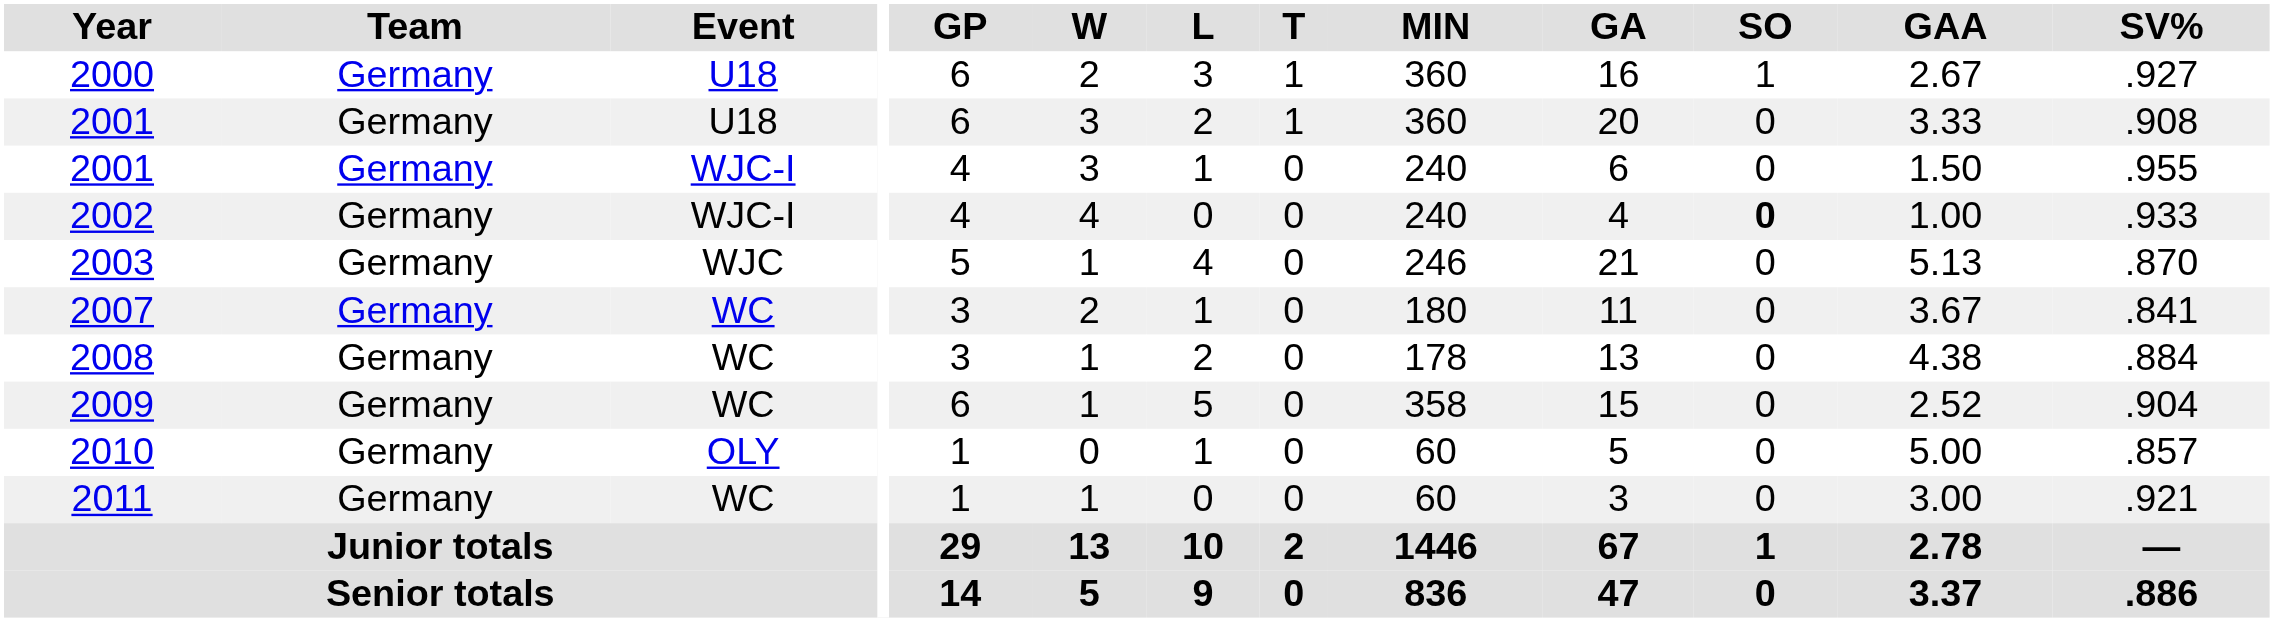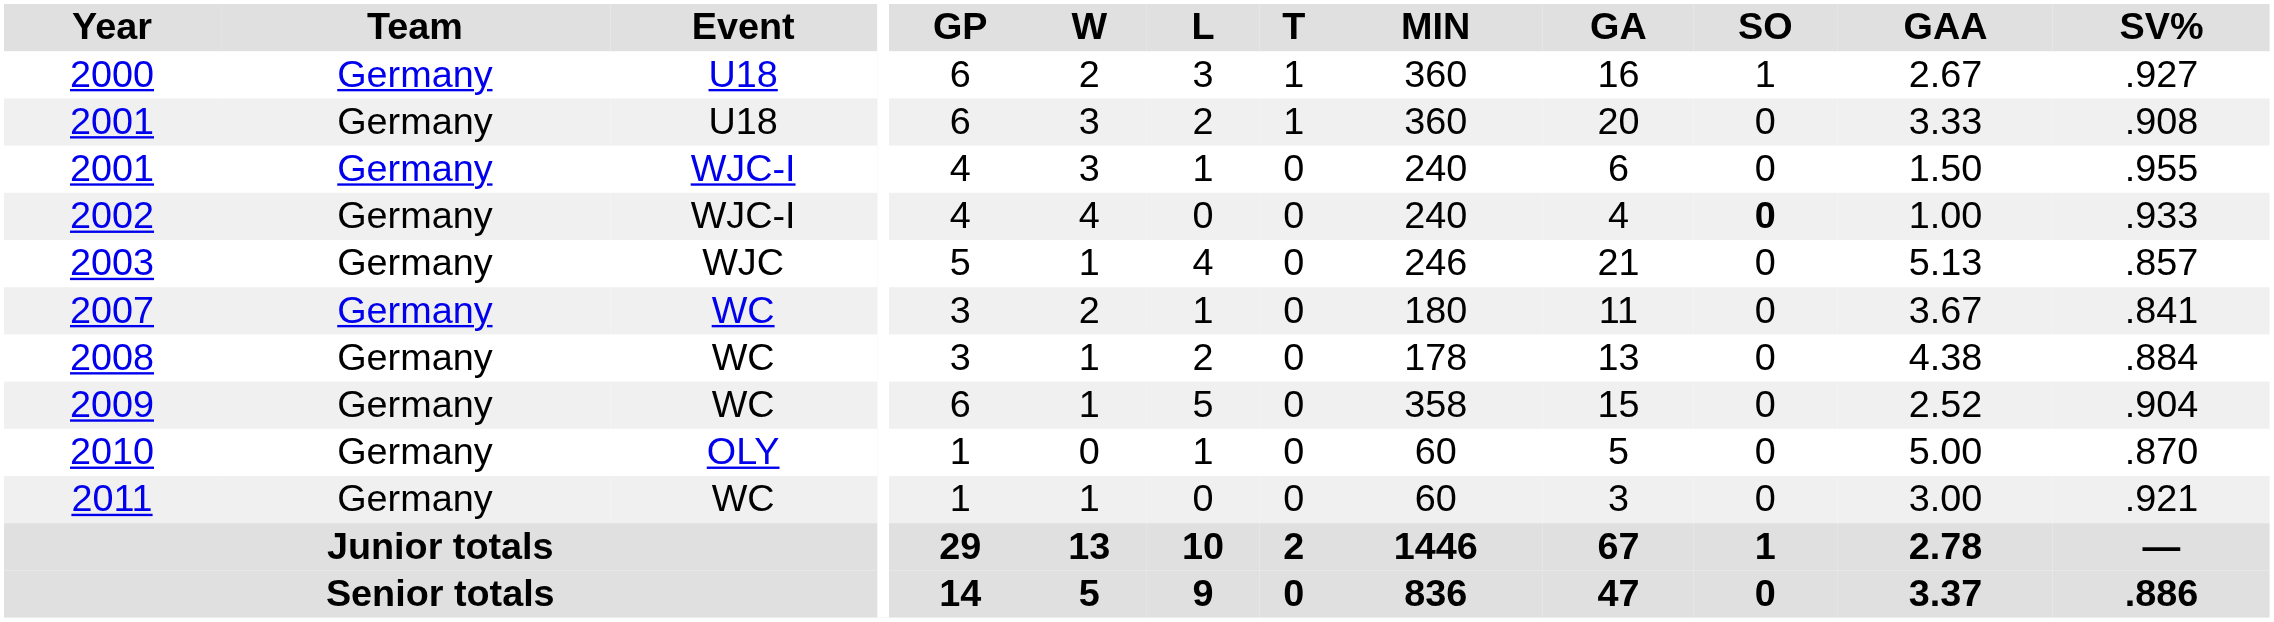(2162, 262) .870 -> (2162, 262) .857
(2162, 451) .857 -> (2162, 451) .870
